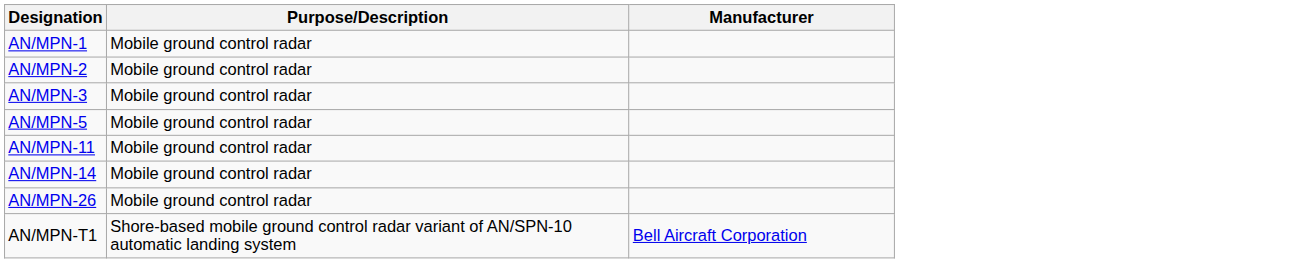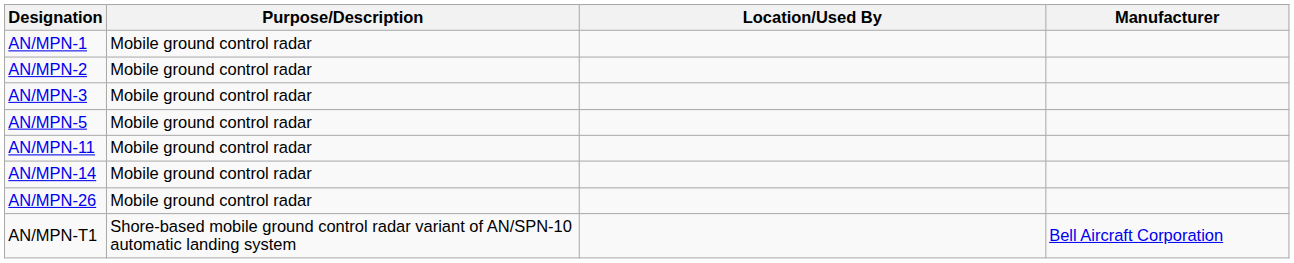+ column: (812, 17)
